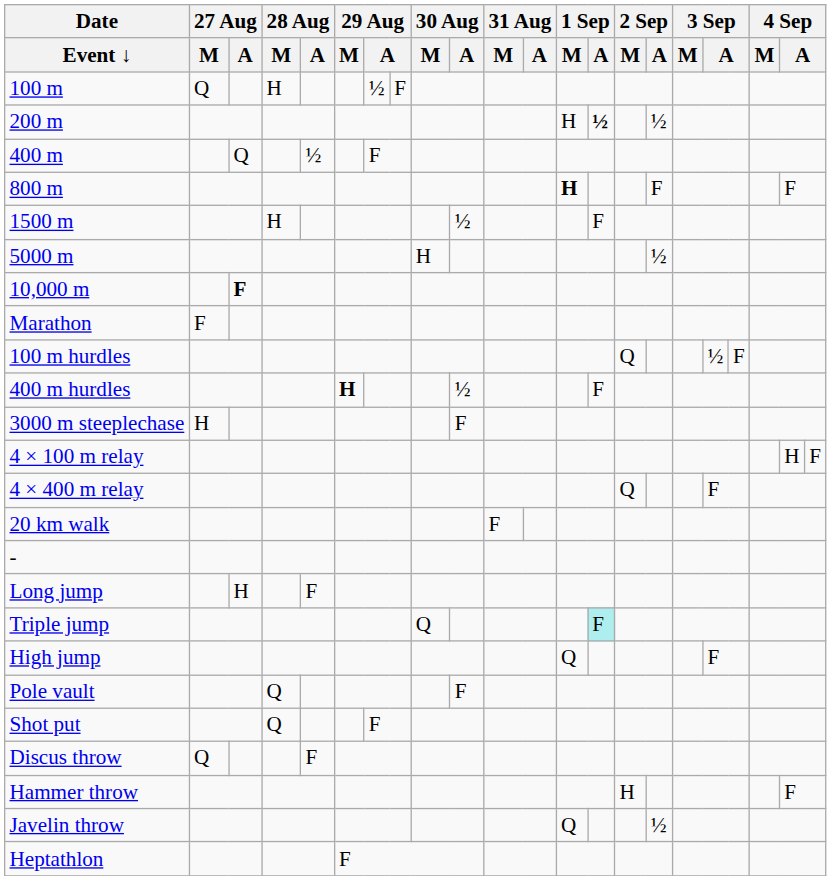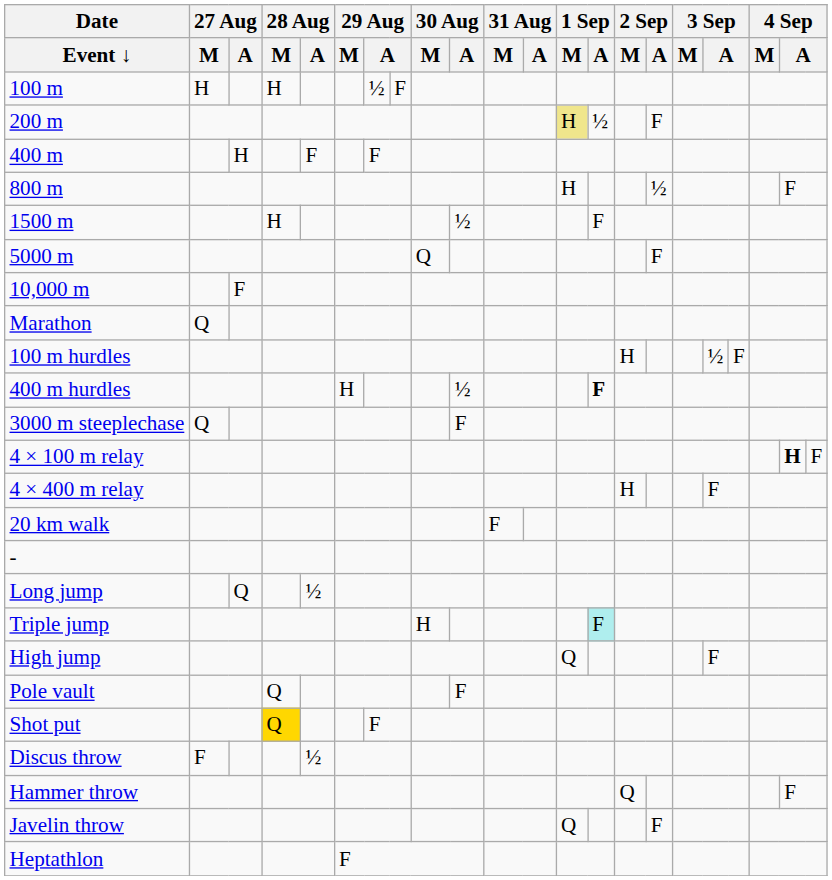(202, 88) Q -> (202, 88) H
(569, 121) no background -> (569, 121) khaki background
(600, 121) bold -> (600, 121) normal
(659, 121) ½ -> (657, 121) F
(241, 155) Q -> (241, 155) H
(313, 155) ½ -> (311, 155) F
(569, 188) bold -> (569, 188) normal
(657, 188) F -> (659, 188) ½
(423, 255) H -> (423, 255) Q
(659, 255) ½ -> (657, 255) F
(240, 289) bold -> (239, 289) normal
(200, 322) F -> (202, 322) Q
(627, 356) Q -> (627, 356) H
(347, 389) bold -> (347, 389) normal
(598, 389) normal -> (599, 389) bold
(202, 423) H -> (202, 423) Q
(792, 456) normal -> (792, 456) bold
(627, 490) Q -> (627, 490) H
(241, 590) H -> (241, 590) Q
(311, 590) F -> (313, 590) ½
(423, 624) Q -> (423, 624) H
(274, 724) no background -> (274, 724) gold background
(202, 758) Q -> (200, 758) F
(311, 758) F -> (313, 758) ½
(627, 791) H -> (627, 791) Q
(659, 825) ½ -> (657, 825) F
